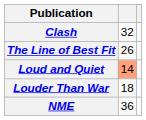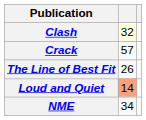(127, 32) no background -> (127, 32) lightyellow background
+ row: (61, 50)
- row: (61, 87)
(127, 106) 36 -> (127, 106) 34
